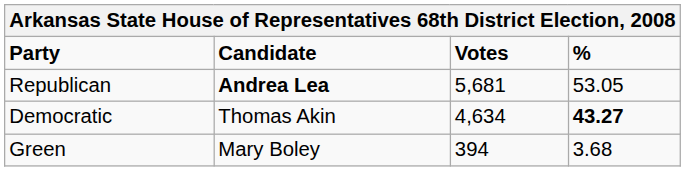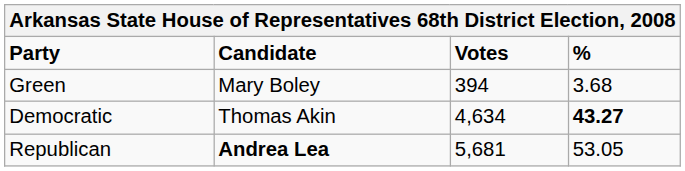rows swapped: (60, 85) <-> (38, 149)
